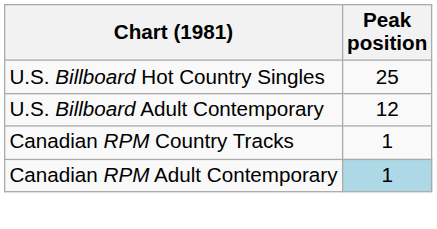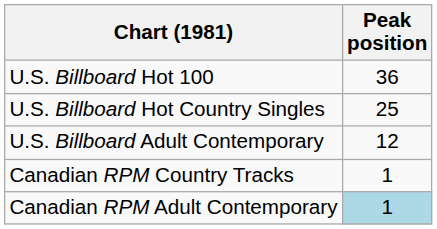+ row: (112, 76)
